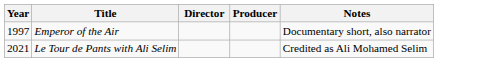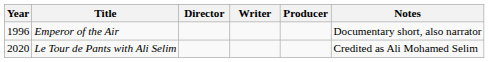+ column: (255, 13)
(18, 31) 1997 -> (18, 31) 1996
(18, 48) 2021 -> (18, 48) 2020
